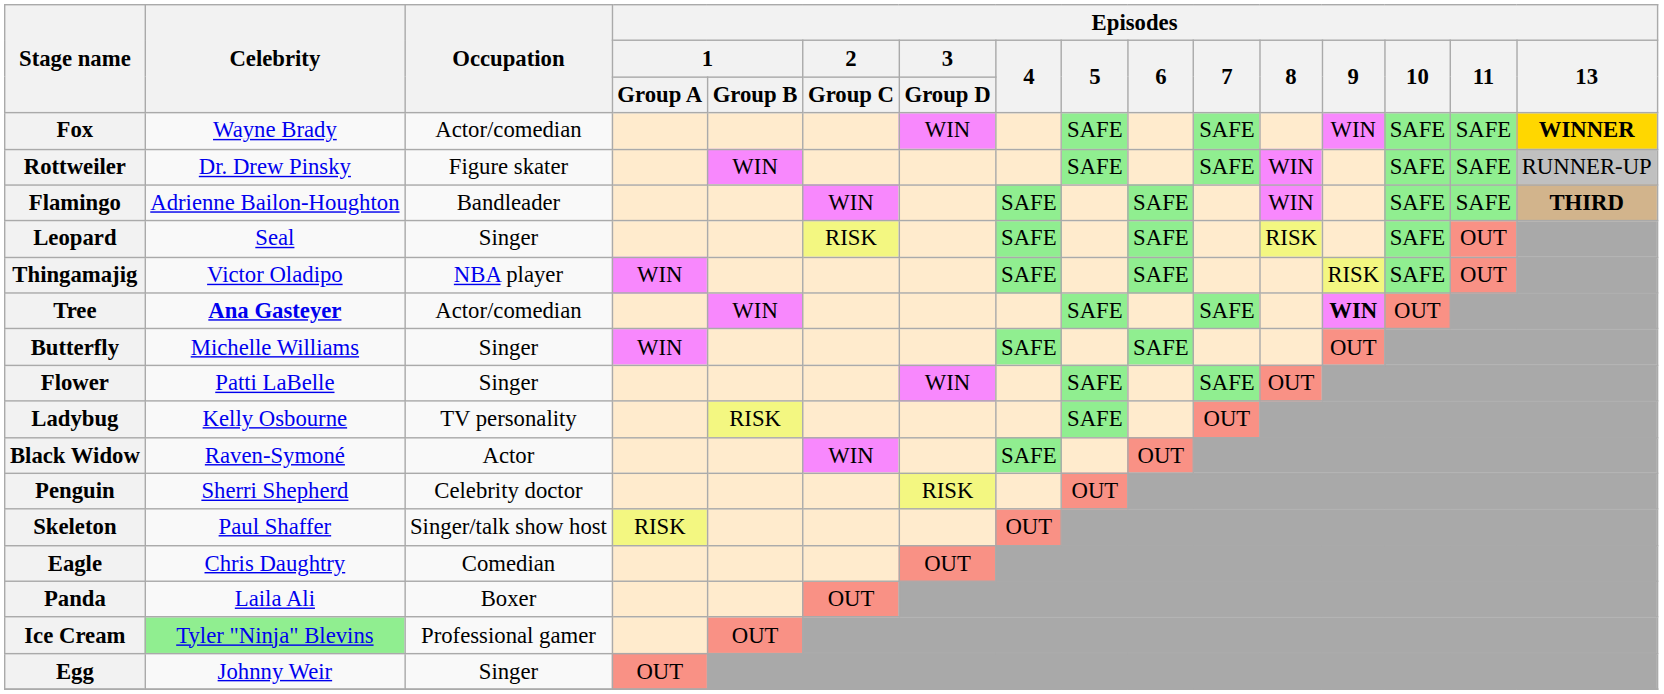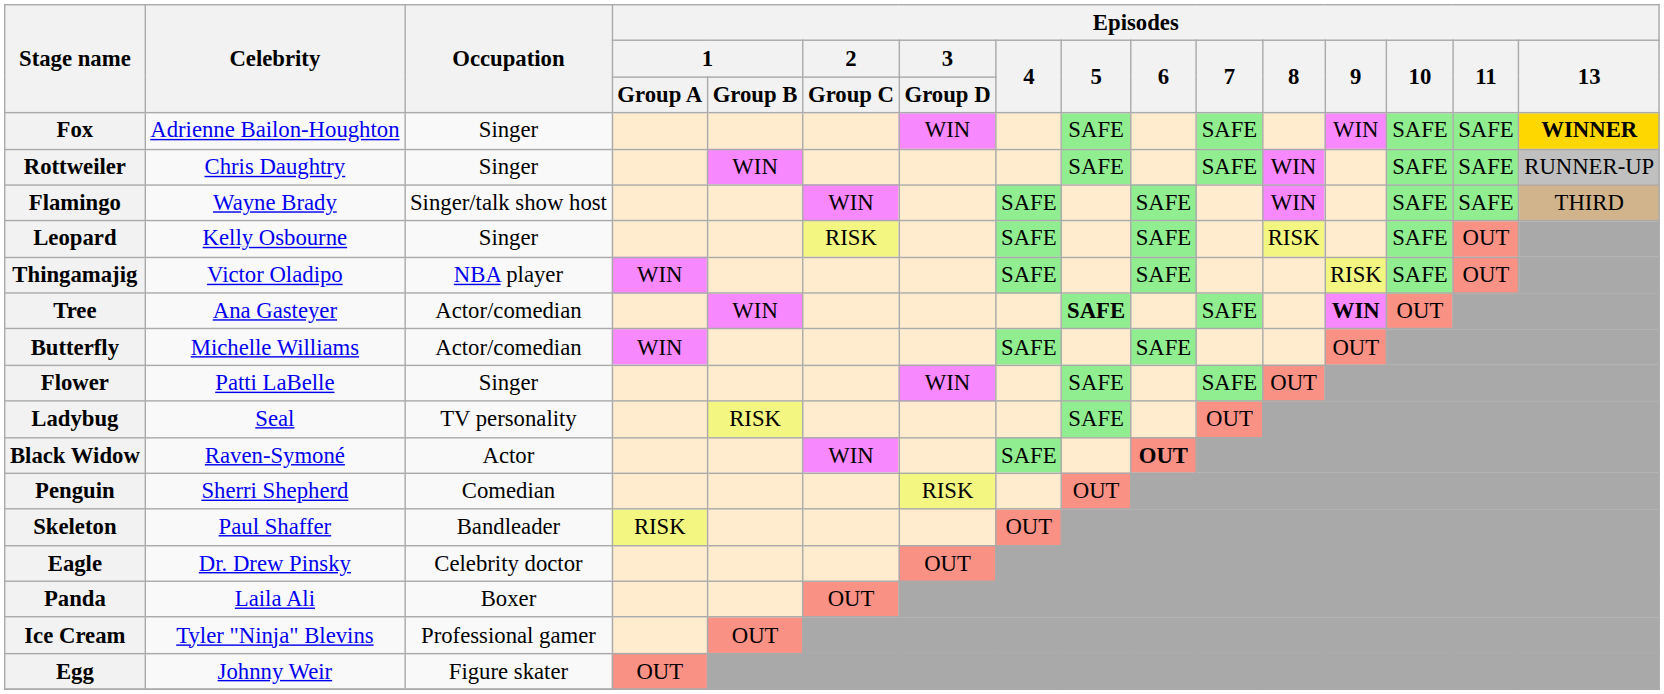(275, 130) Wayne Brady -> (275, 130) Adrienne Bailon-Houghton
(508, 130) Actor/comedian -> (508, 130) Singer
(275, 166) Dr. Drew Pinsky -> (275, 166) Chris Daughtry
(508, 166) Figure skater -> (508, 166) Singer
(275, 202) Adrienne Bailon-Houghton -> (275, 202) Wayne Brady
(508, 202) Bandleader -> (508, 202) Singer/talk show host
(1587, 202) bold -> (1589, 202) normal
(275, 238) Seal -> (275, 238) Kelly Osbourne
(275, 310) bold -> (275, 310) normal
(1095, 310) normal -> (1096, 310) bold
(508, 346) Singer -> (508, 346) Actor/comedian
(275, 418) Kelly Osbourne -> (275, 418) Seal
(1161, 454) normal -> (1163, 454) bold
(508, 490) Celebrity doctor -> (508, 490) Comedian
(508, 526) Singer/talk show host -> (508, 526) Bandleader
(275, 563) Chris Daughtry -> (275, 563) Dr. Drew Pinsky
(508, 563) Comedian -> (508, 563) Celebrity doctor
(275, 635) lightgreen background -> (275, 635) no background
(508, 671) Singer -> (508, 671) Figure skater
